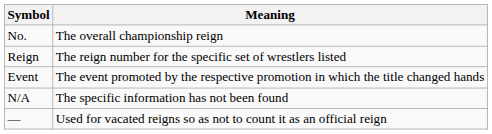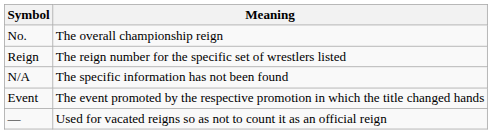rows swapped: (23, 77) <-> (19, 98)
